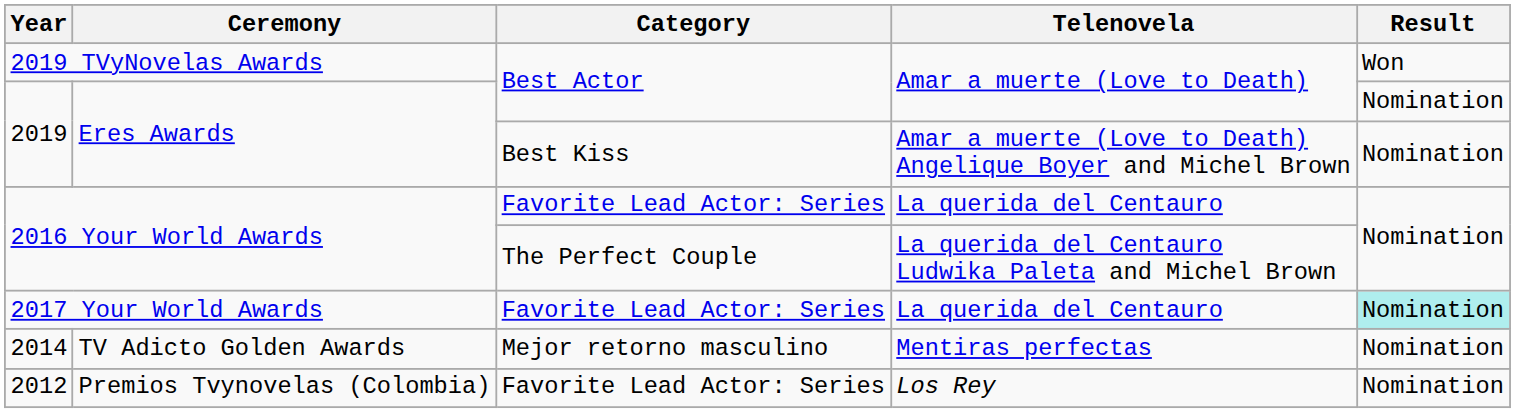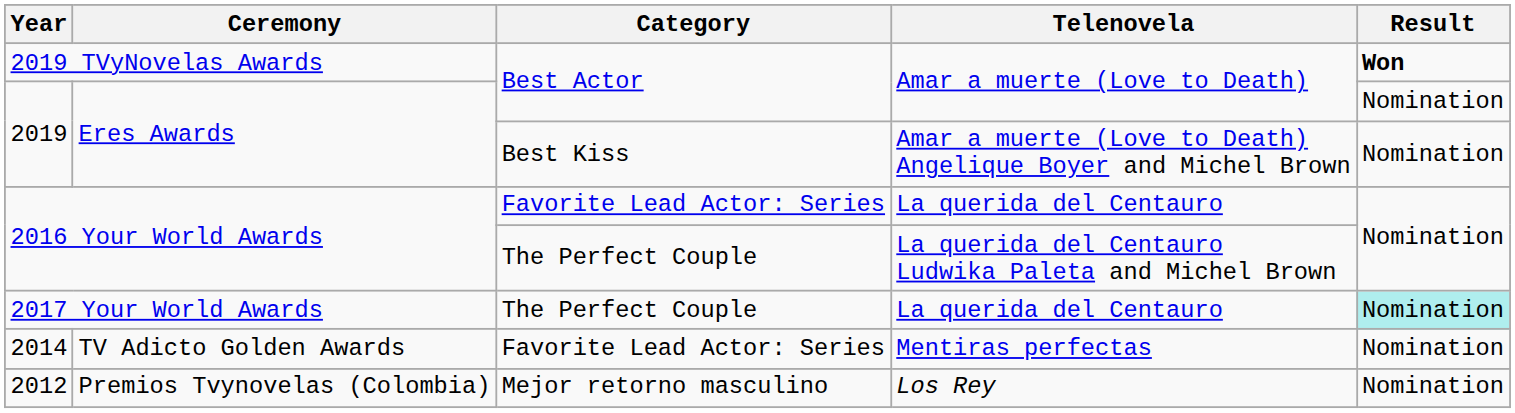(1383, 63) normal -> (1383, 63) bold
(693, 310) Favorite Lead Actor: Series -> (629, 310) The Perfect Couple
(665, 349) Mejor retorno masculino -> (693, 349) Favorite Lead Actor: Series
(693, 387) Favorite Lead Actor: Series -> (665, 387) Mejor retorno masculino
